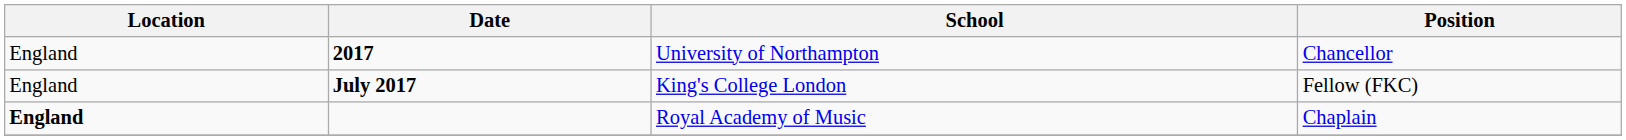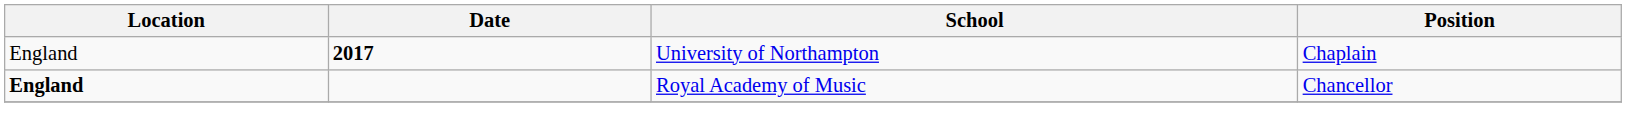(1348, 53) Chancellor -> (1340, 53) Chaplain
- row: (751, 85)
(1340, 118) Chaplain -> (1348, 85) Chancellor
